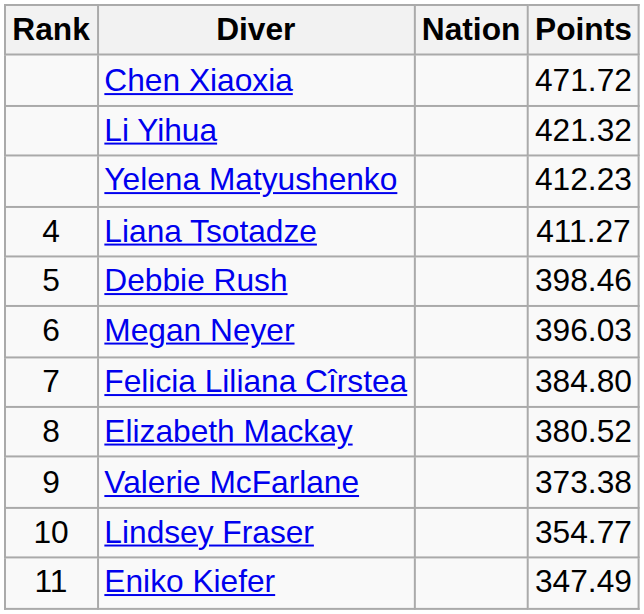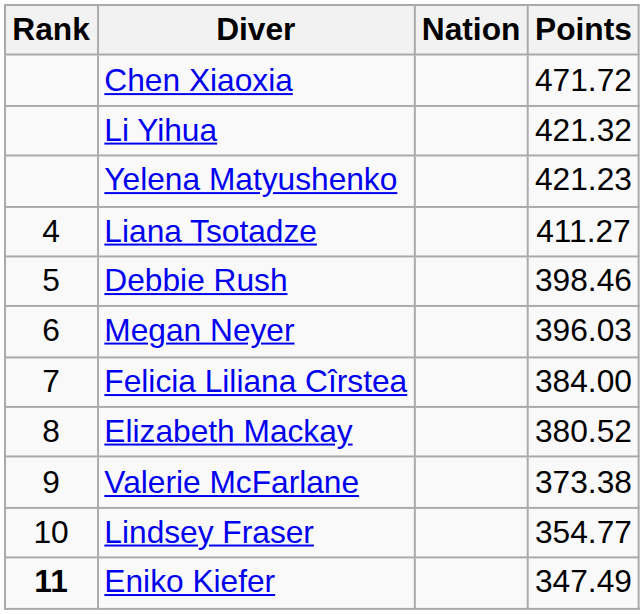(583, 180) 412.23 -> (583, 180) 421.23
(583, 381) 384.80 -> (583, 381) 384.00
(51, 582) normal -> (51, 582) bold
